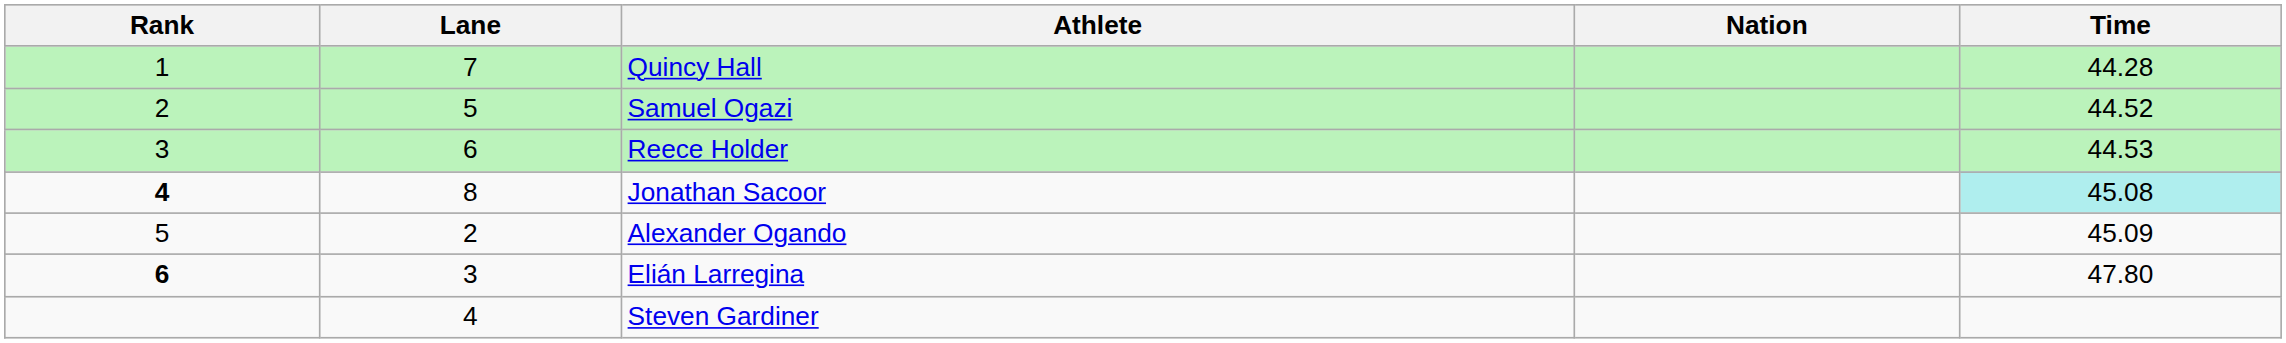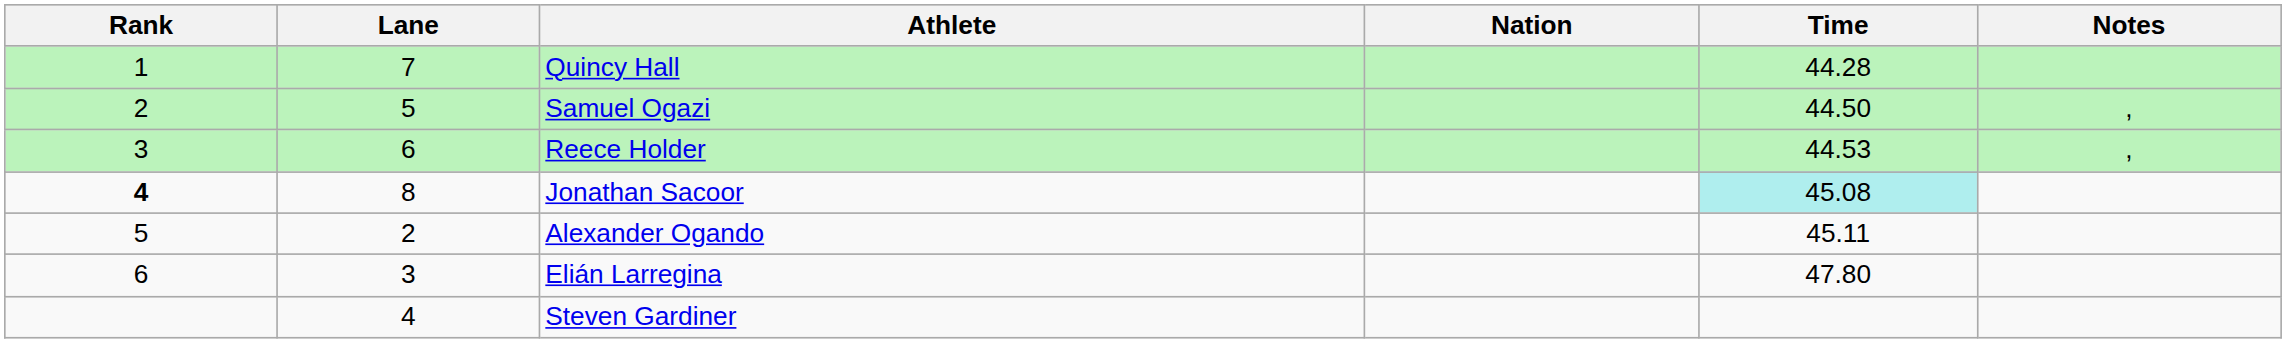+ column: (2129, 25)
(2120, 108) 44.52 -> (1838, 108) 44.50
(2120, 233) 45.09 -> (1838, 233) 45.11
(162, 274) bold -> (141, 274) normal
